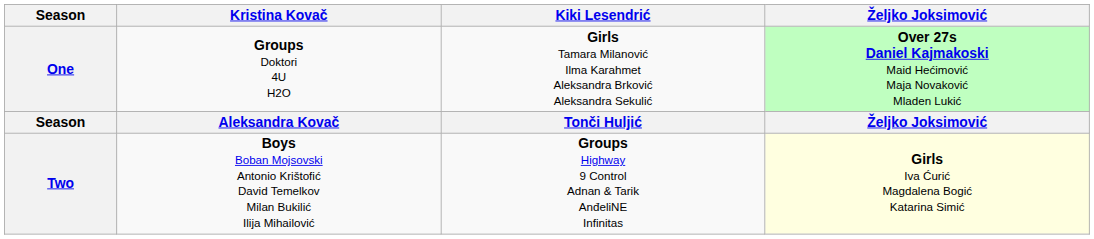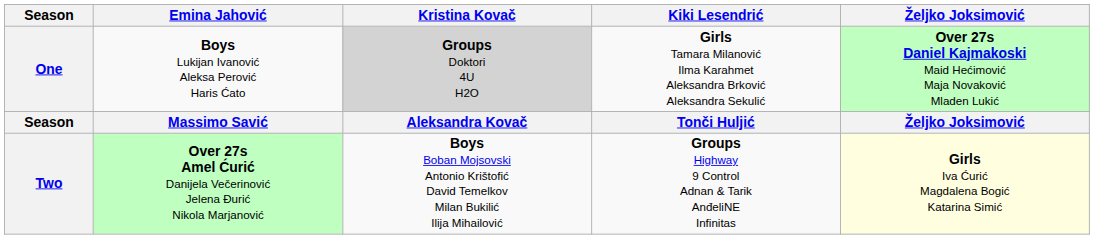+ column: (218, 15)
(279, 68) no background -> (467, 68) lightgrey background
